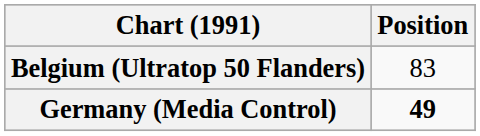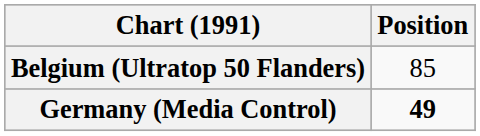(423, 67) 83 -> (423, 67) 85
